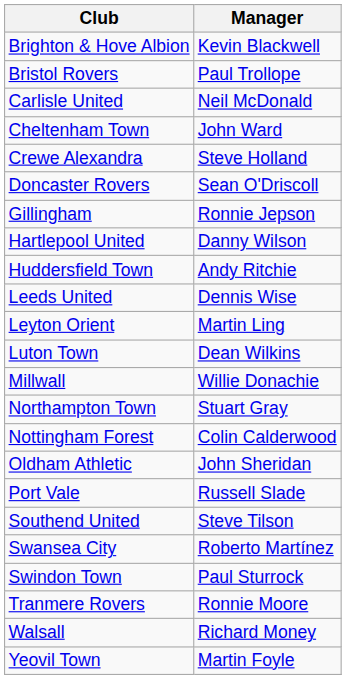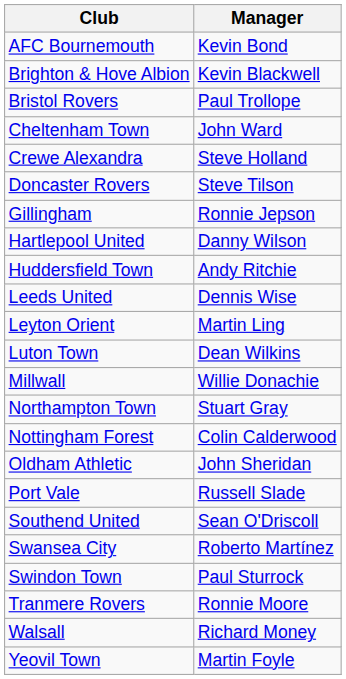+ row: (81, 46)
- row: (66, 102)
(258, 185) Sean O'Driscoll -> (246, 185) Steve Tilson
(246, 520) Steve Tilson -> (258, 520) Sean O'Driscoll
